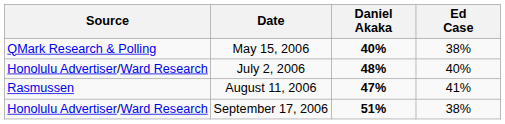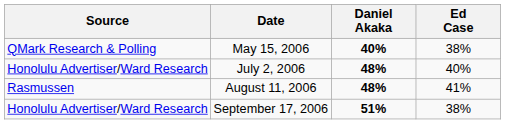(373, 88) 47% -> (373, 88) 48%
